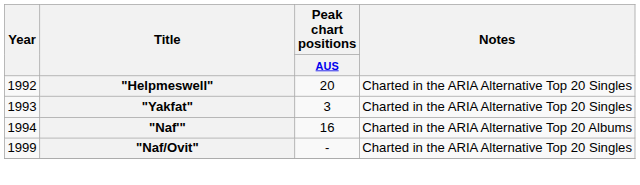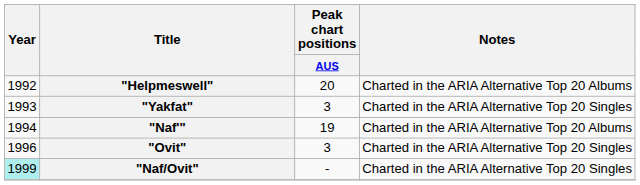(497, 86) Charted in the ARIA Alternative Top 20 Singles -> (497, 86) Charted in the ARIA Alternative Top 20 Albums
(327, 127) 16 -> (327, 127) 19
+ row: (167, 148)
(22, 148) no background -> (22, 169) paleturquoise background
